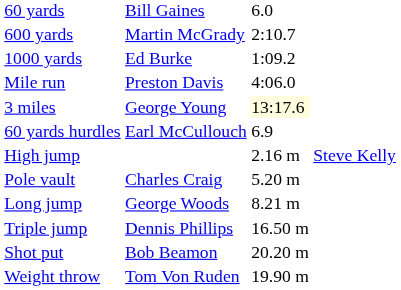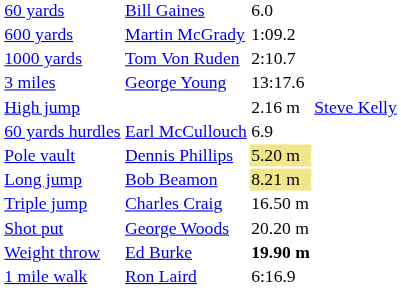(273, 34) 2:10.7 -> (273, 34) 1:09.2
(159, 58) Ed Burke -> (182, 58) Tom Von Ruden
(273, 58) 1:09.2 -> (273, 58) 2:10.7
- row: (35, 82)
(278, 106) lightyellow background -> (278, 82) no background
rows swapped: (62, 131) <-> (42, 155)
(174, 179) Charles Craig -> (179, 155) Dennis Phillips
(276, 179) no background -> (276, 155) khaki background
(177, 203) George Woods -> (171, 179) Bob Beamon
(276, 203) no background -> (276, 179) khaki background
(179, 227) Dennis Phillips -> (174, 203) Charles Craig
(171, 252) Bob Beamon -> (177, 227) George Woods
(182, 276) Tom Von Ruden -> (159, 252) Ed Burke
(280, 276) normal -> (280, 252) bold
+ row: (46, 276)
